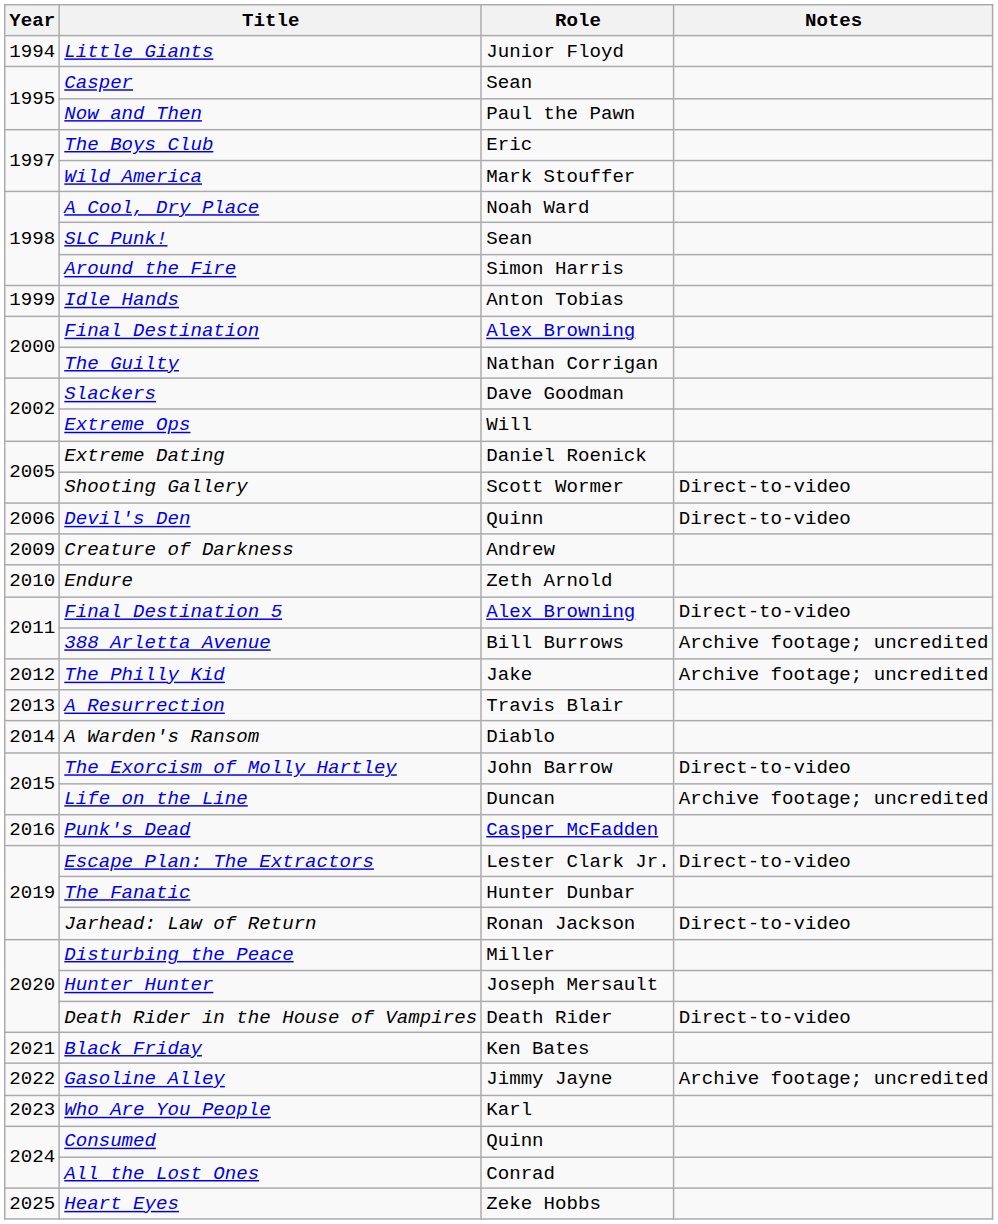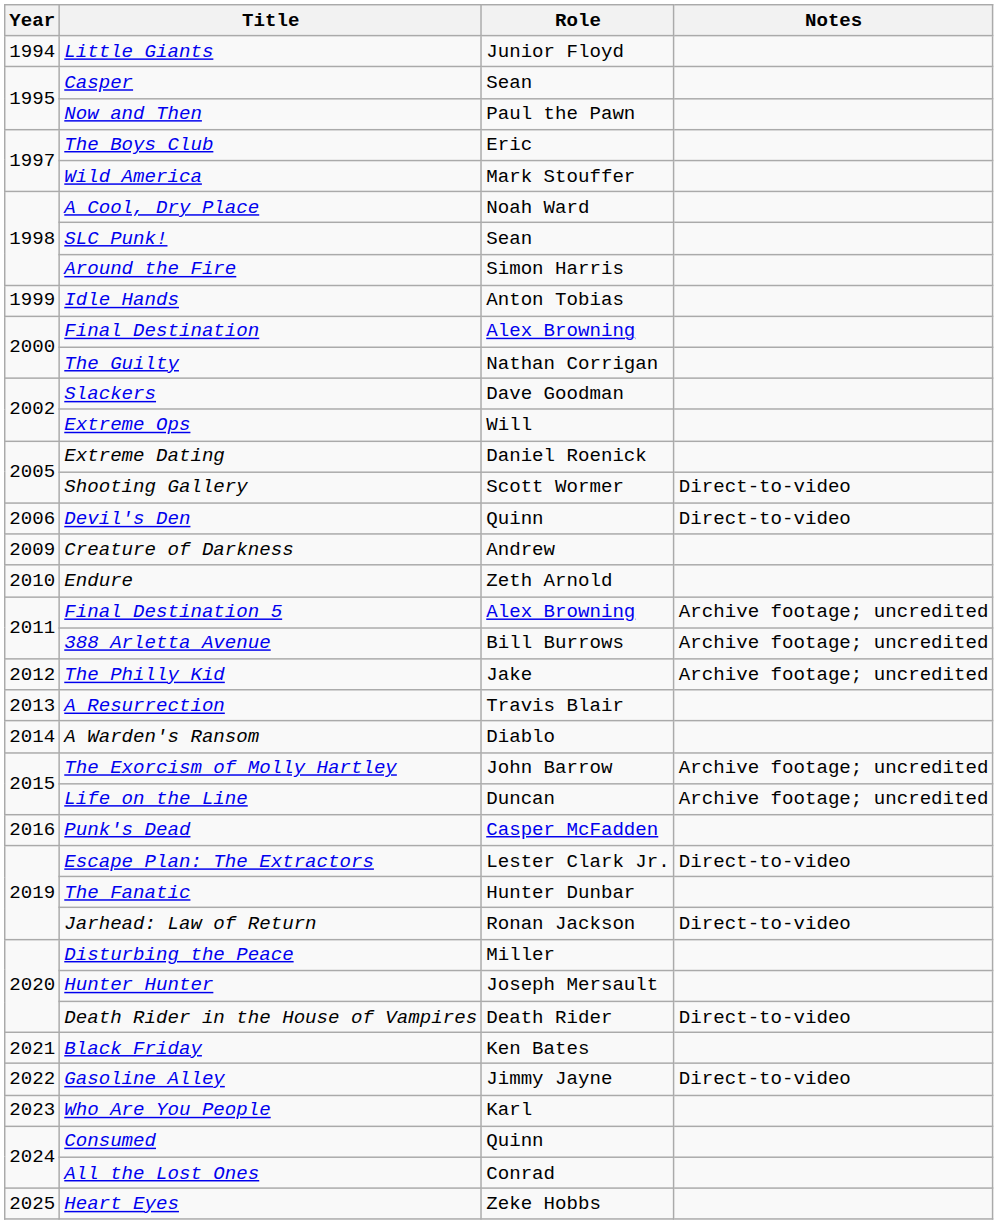(765, 612) Direct-to-video -> (834, 612) Archive footage; uncredited
(765, 768) Direct-to-video -> (834, 768) Archive footage; uncredited
(834, 1079) Archive footage; uncredited -> (765, 1079) Direct-to-video
